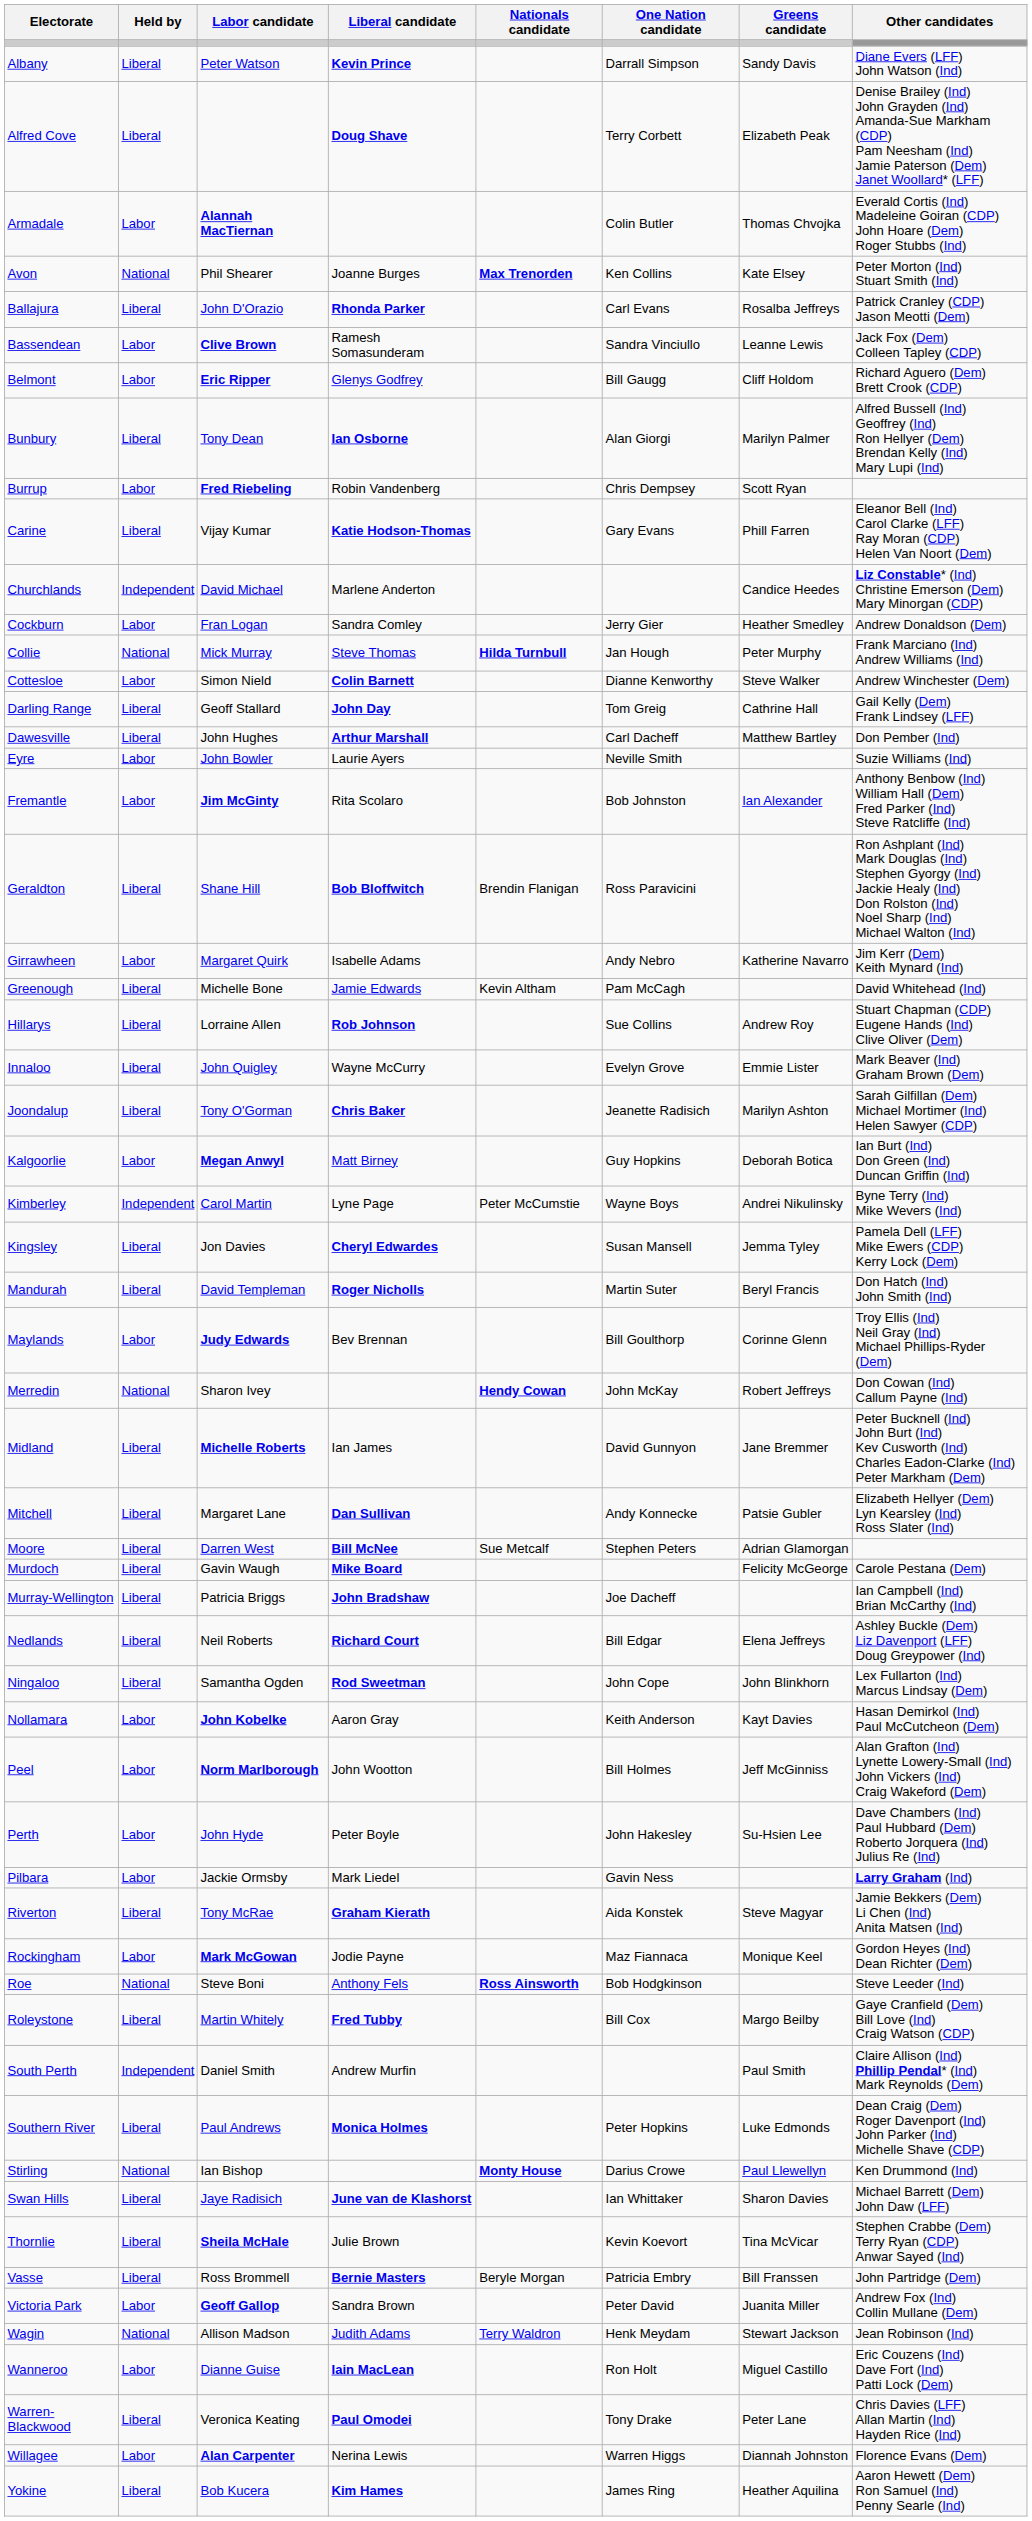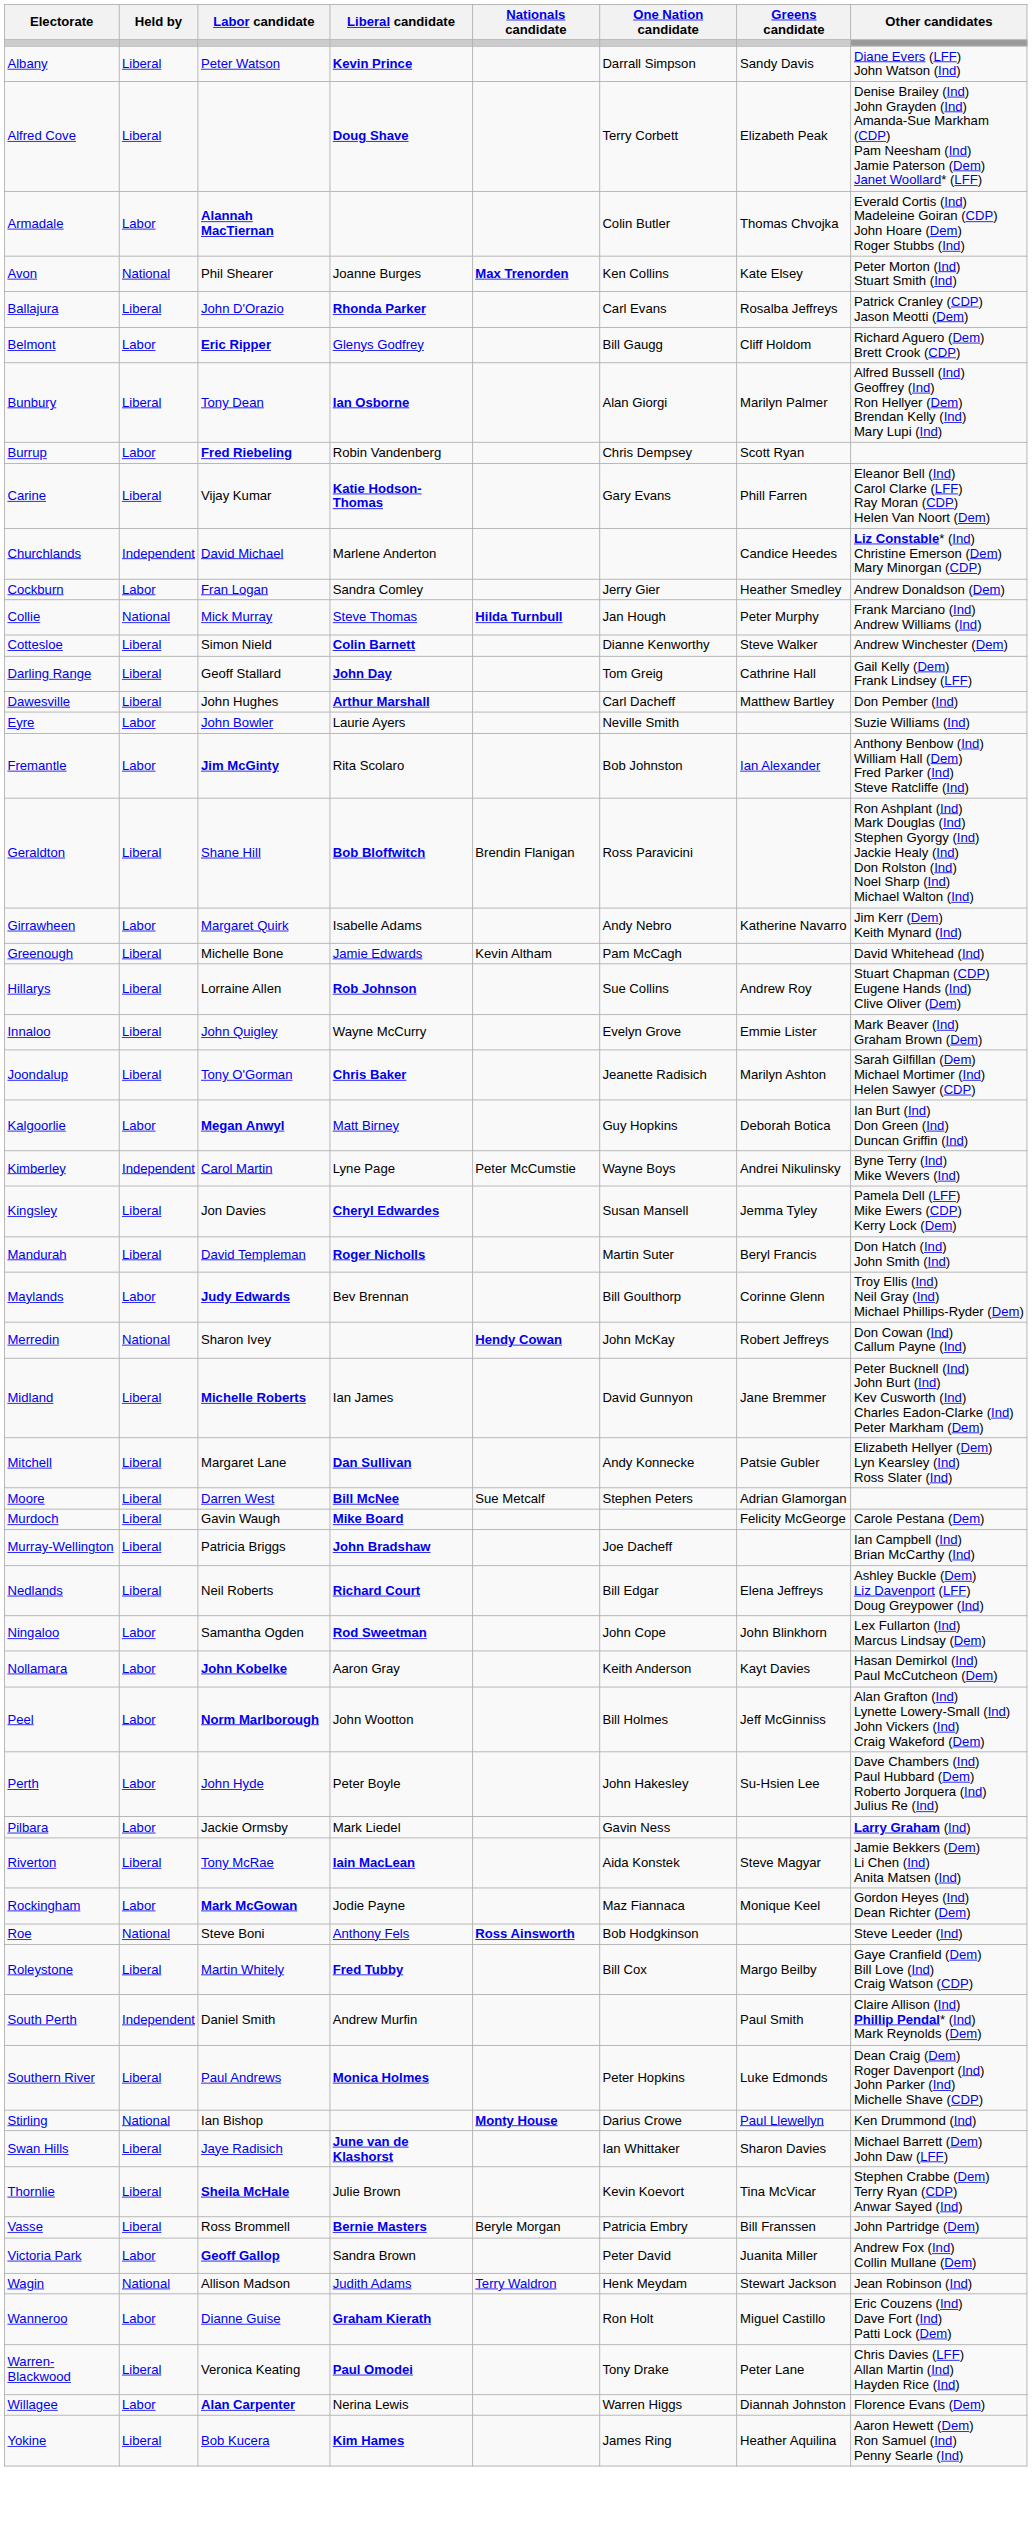- row: (44, 345)
(138, 681) Labor -> (142, 645) Liberal
(141, 1683) Liberal -> (139, 1633) Labor
(381, 1913) Graham Kierath -> (374, 1862) Iain MacLean
(373, 2369) Iain MacLean -> (382, 2319) Graham Kierath
